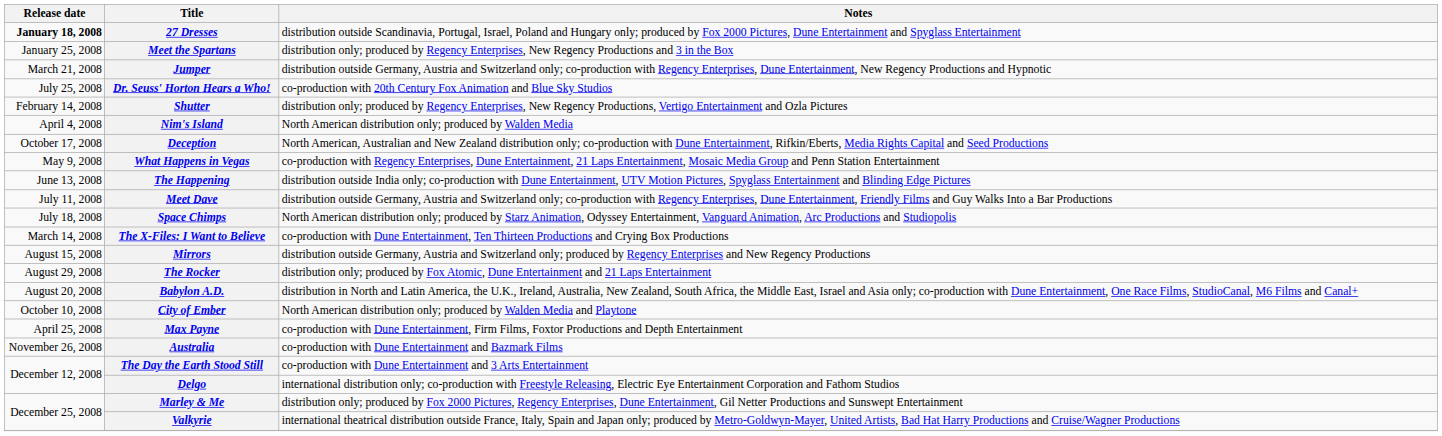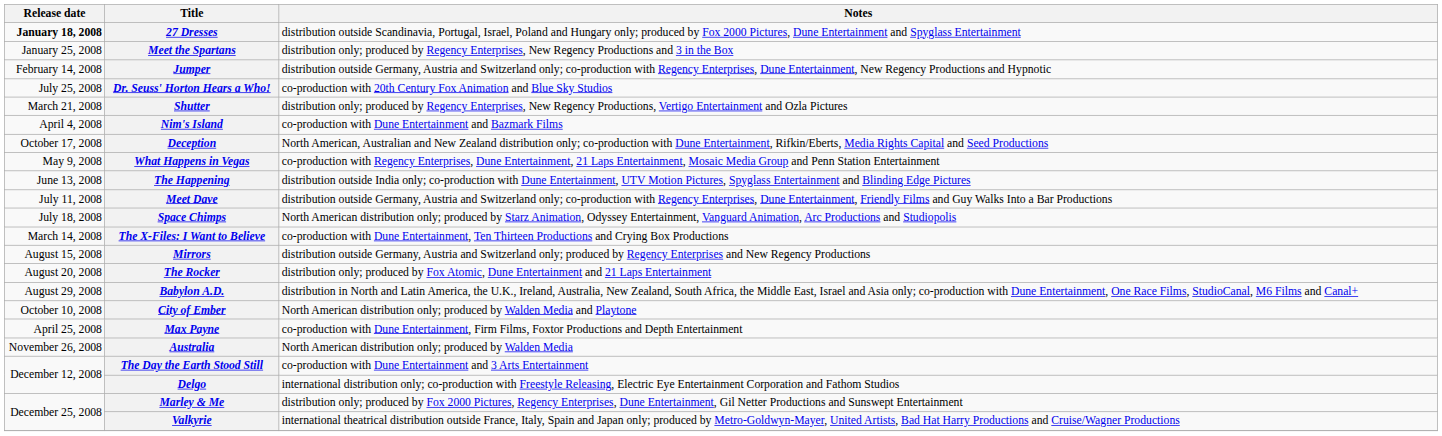(65, 69) March 21, 2008 -> (59, 69) February 14, 2008
(59, 106) February 14, 2008 -> (65, 106) March 21, 2008
(427, 124) North American distribution only; produced by Walden Media -> (422, 124) co-production with Dune Entertainment and Bazmark Films
(63, 273) August 29, 2008 -> (63, 273) August 20, 2008
(63, 291) August 20, 2008 -> (63, 291) August 29, 2008
(422, 347) co-production with Dune Entertainment and Bazmark Films -> (427, 347) North American distribution only; produced by Walden Media
